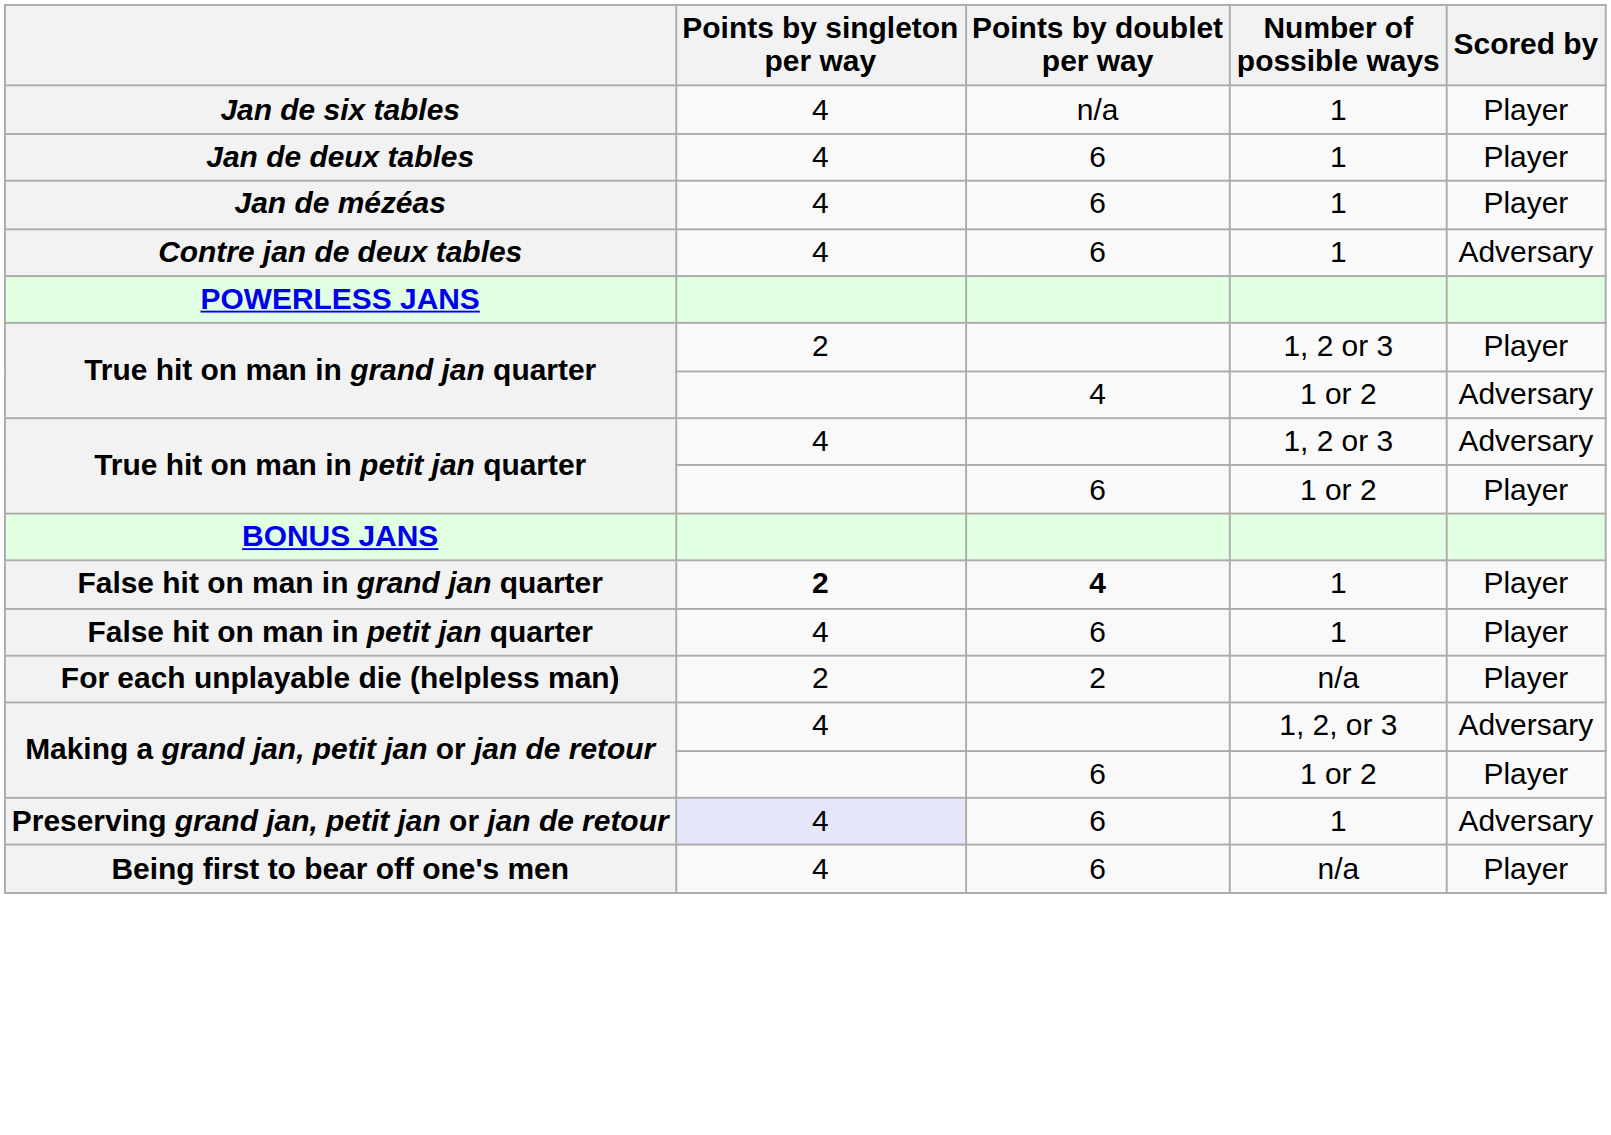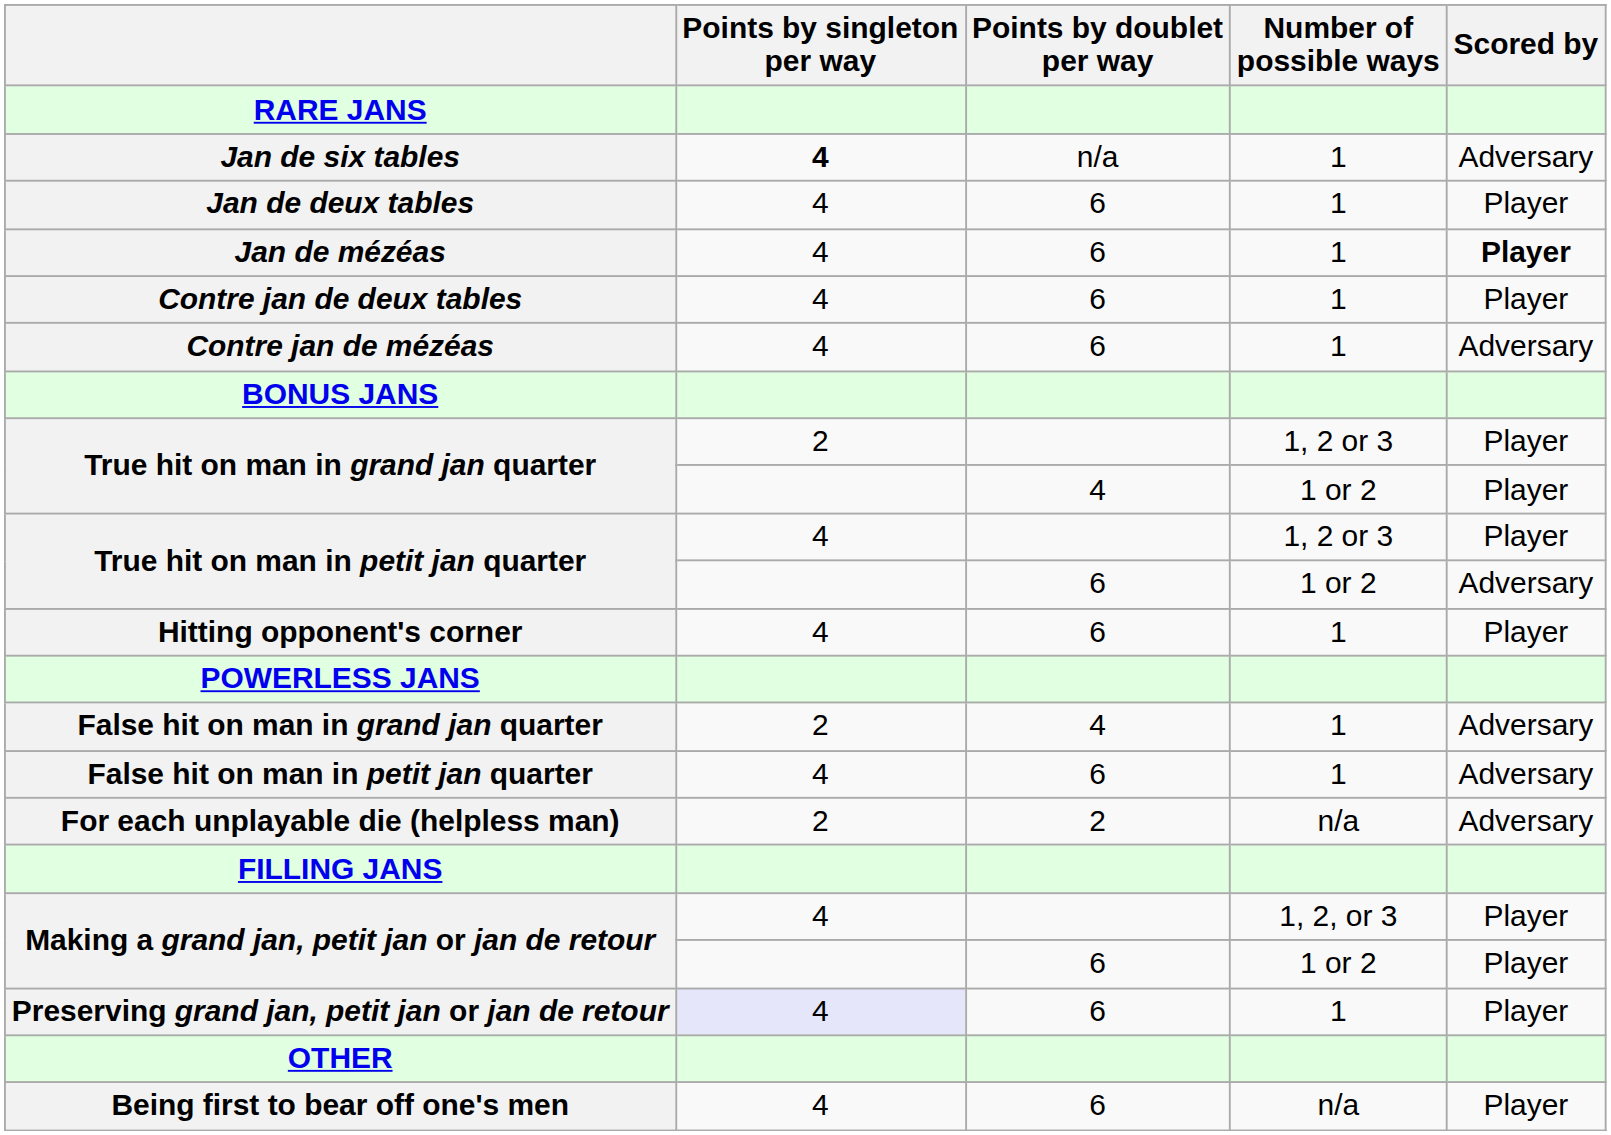+ row: (340, 109)
(820, 109) normal -> (820, 156) bold
(1526, 109) Player -> (1526, 156) Adversary
(1526, 204) normal -> (1526, 251) bold
(1526, 251) Adversary -> (1526, 299) Player
+ row: (340, 346)
rows swapped: (340, 536) <-> (340, 299)
(1526, 394) Adversary -> (1526, 488) Player
(1526, 441) Adversary -> (1526, 536) Player
(1526, 488) Player -> (1526, 583) Adversary
+ row: (340, 631)
(820, 583) bold -> (820, 726) normal
(1098, 583) bold -> (1098, 726) normal
(1526, 583) Player -> (1526, 726) Adversary
(1526, 631) Player -> (1526, 773) Adversary
(1526, 678) Player -> (1526, 821) Adversary
+ row: (340, 868)
(1526, 726) Adversary -> (1526, 916) Player
(1526, 821) Adversary -> (1526, 1010) Player
+ row: (340, 1058)
